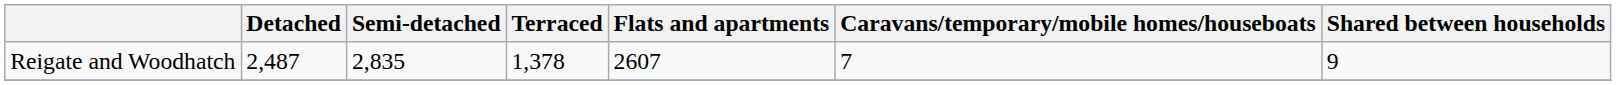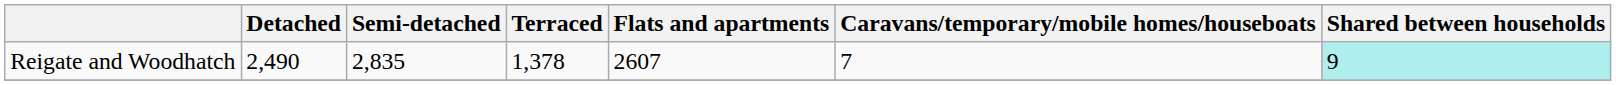(273, 60) 2,487 -> (273, 60) 2,490
(1333, 60) no background -> (1333, 60) paleturquoise background
